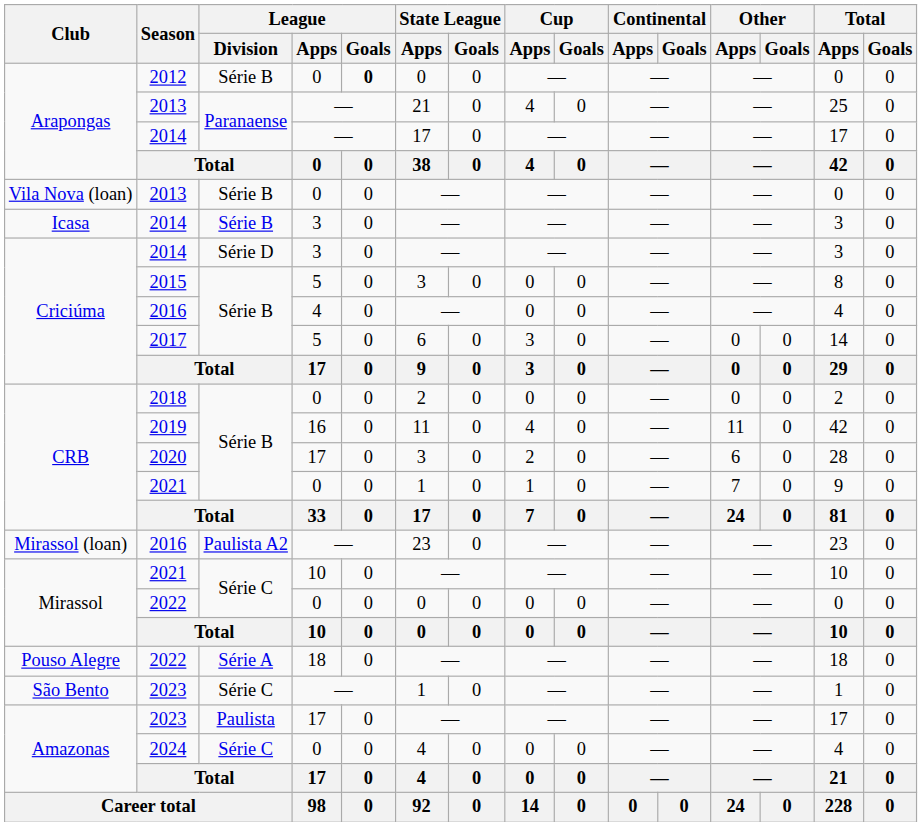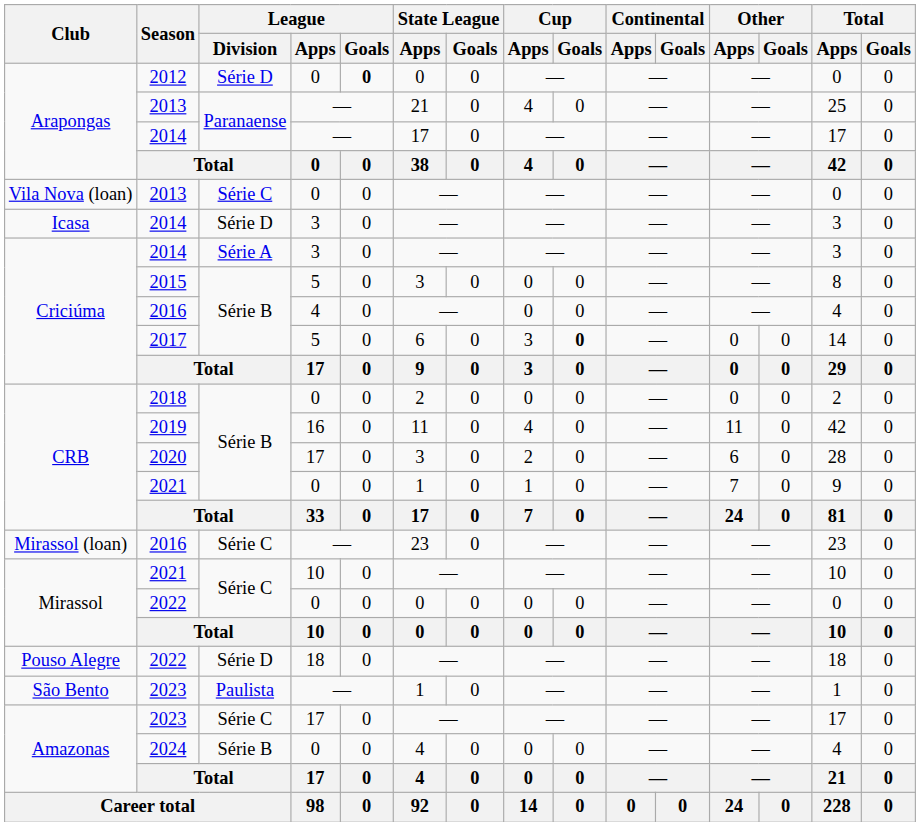(246, 77) Série B -> (245, 77) Série D
(246, 194) Série B -> (245, 194) Série C
(246, 223) Série B -> (245, 223) Série D
(246, 252) Série D -> (245, 252) Série A
(581, 340) normal -> (580, 340) bold
(246, 544) Paulista A2 -> (245, 544) Série C
(246, 661) Série A -> (245, 661) Série D
(246, 690) Série C -> (245, 690) Paulista
(246, 719) Paulista -> (245, 719) Série C
(246, 748) Série C -> (245, 748) Série B
